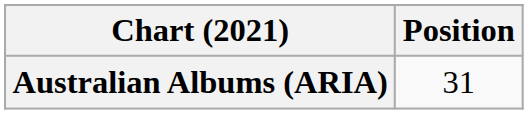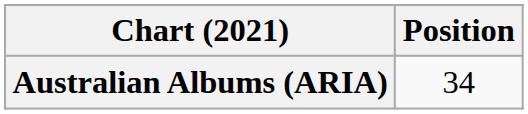(459, 81) 31 -> (459, 81) 34
